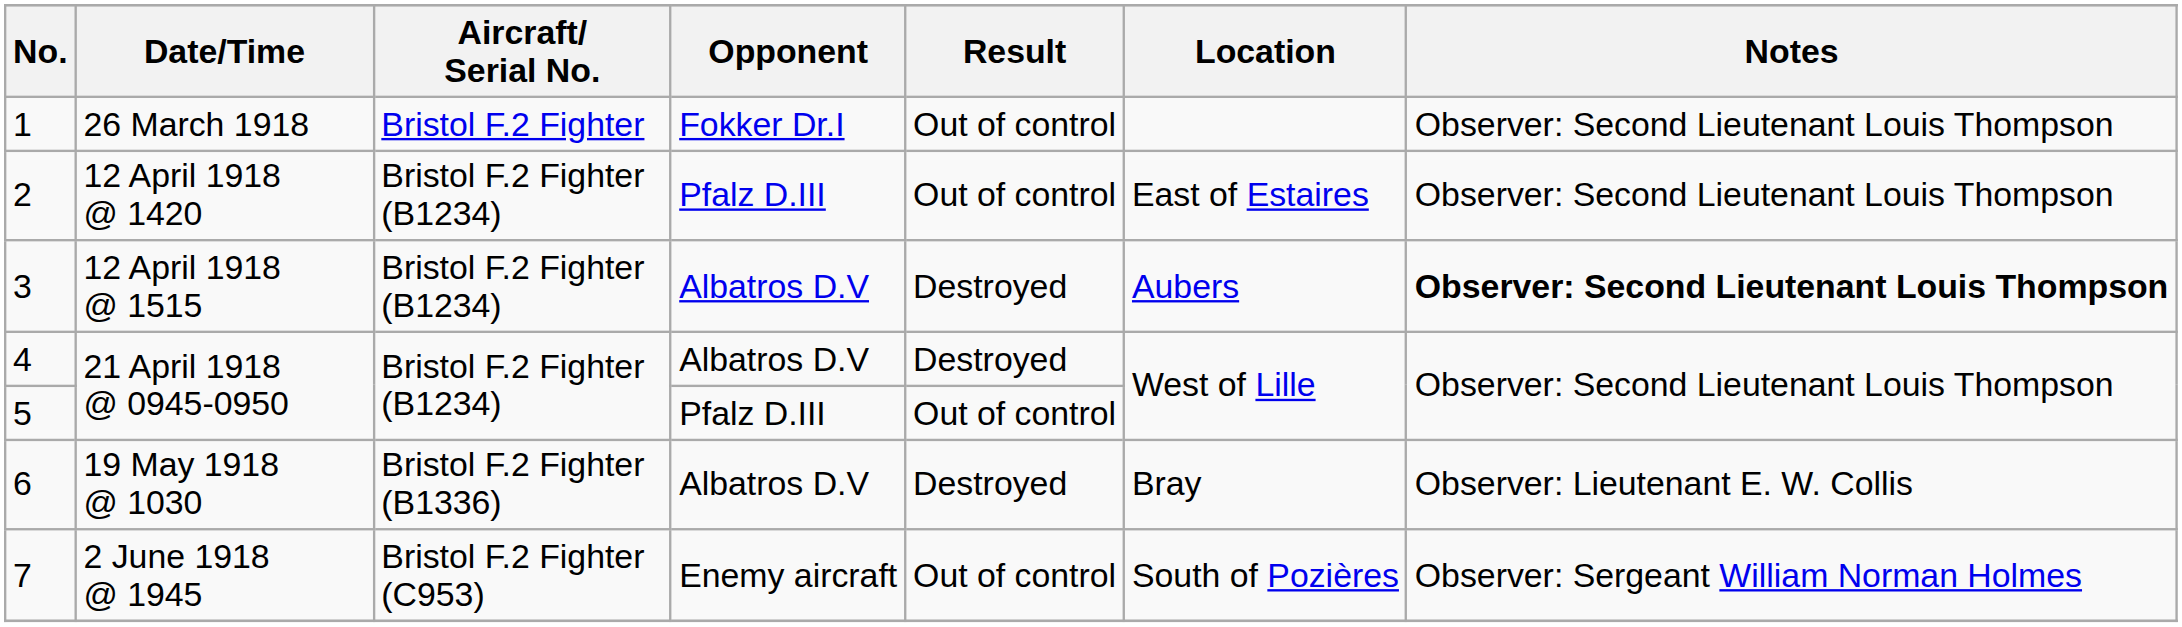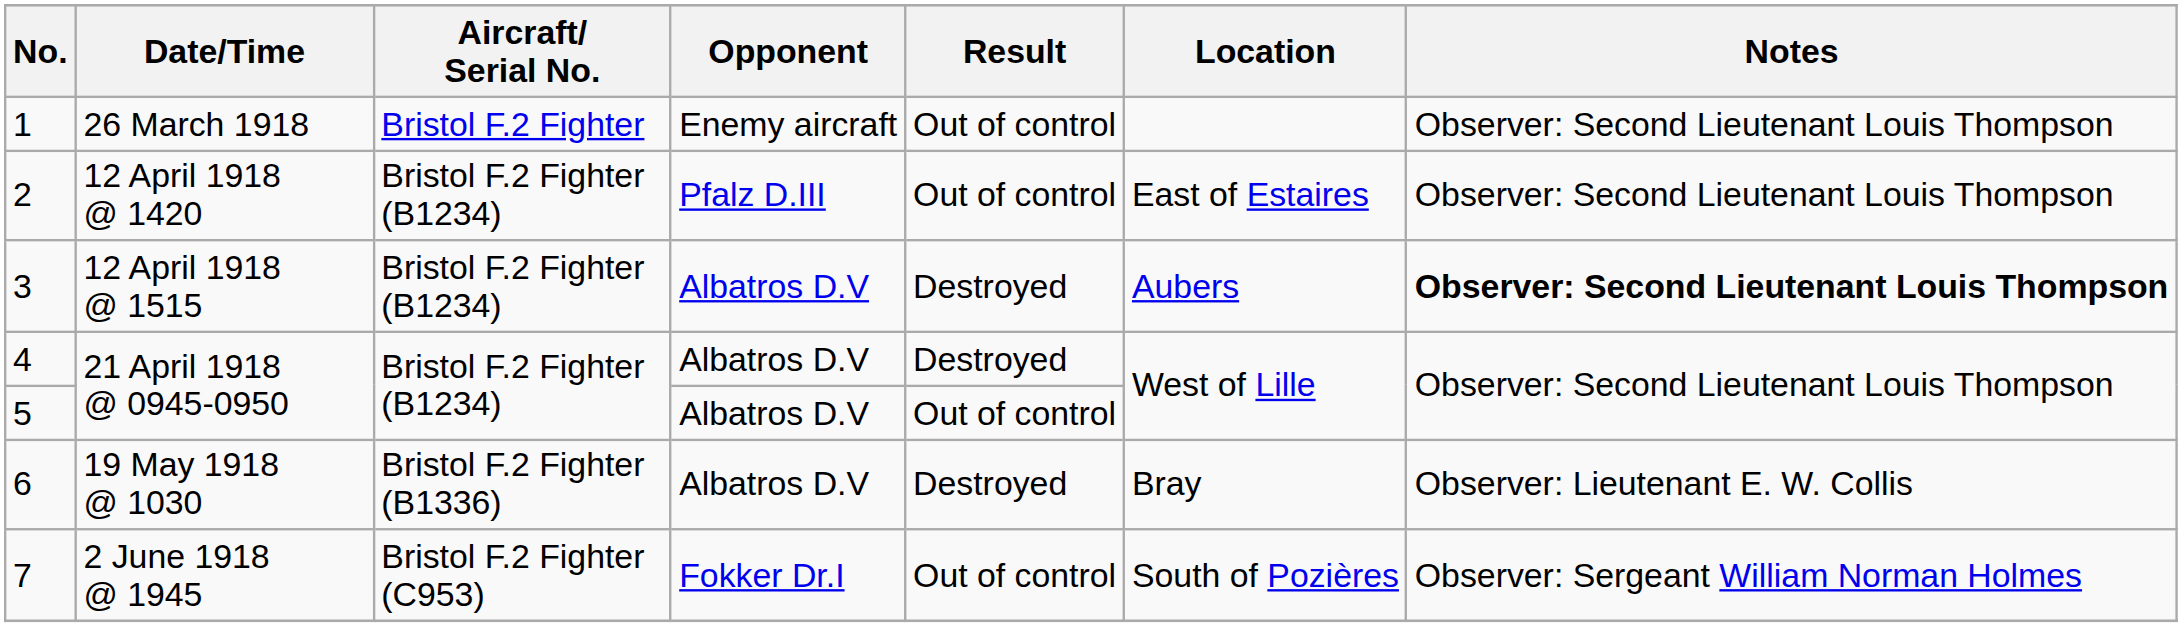(762, 123) Fokker Dr.I -> (788, 123) Enemy aircraft
(752, 412) Pfalz D.III -> (774, 412) Albatros D.V
(788, 576) Enemy aircraft -> (762, 576) Fokker Dr.I
